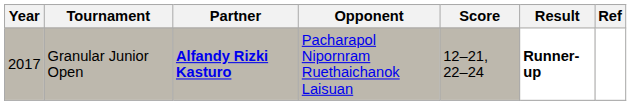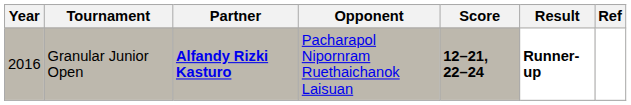(24, 64) 2017 -> (24, 64) 2016
(466, 64) normal -> (466, 64) bold
